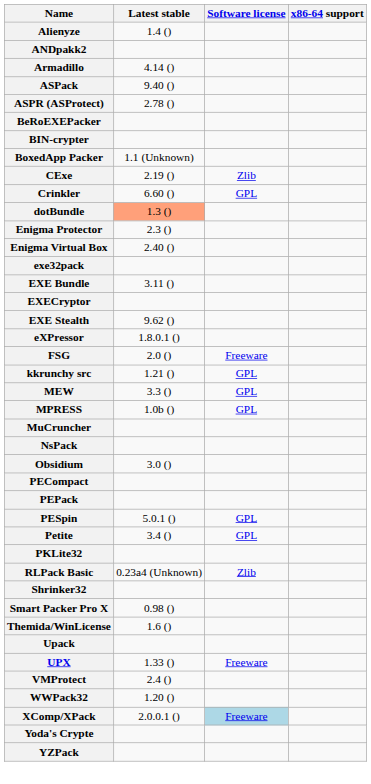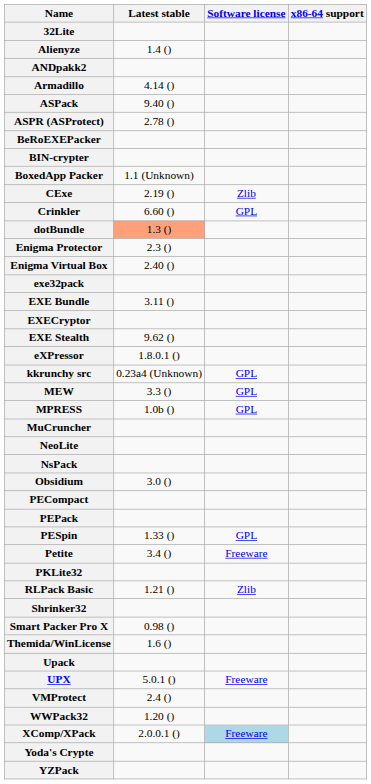+ row: (59, 31)
- row: (59, 355)
(159, 373) 1.21 () -> (159, 373) 0.23a4 (Unknown)
+ row: (59, 445)
(159, 517) 5.0.1 () -> (159, 535) 1.33 ()
(246, 535) GPL -> (246, 553) Freeware
(159, 572) 0.23a4 (Unknown) -> (159, 590) 1.21 ()
(159, 662) 1.33 () -> (159, 680) 5.0.1 ()
